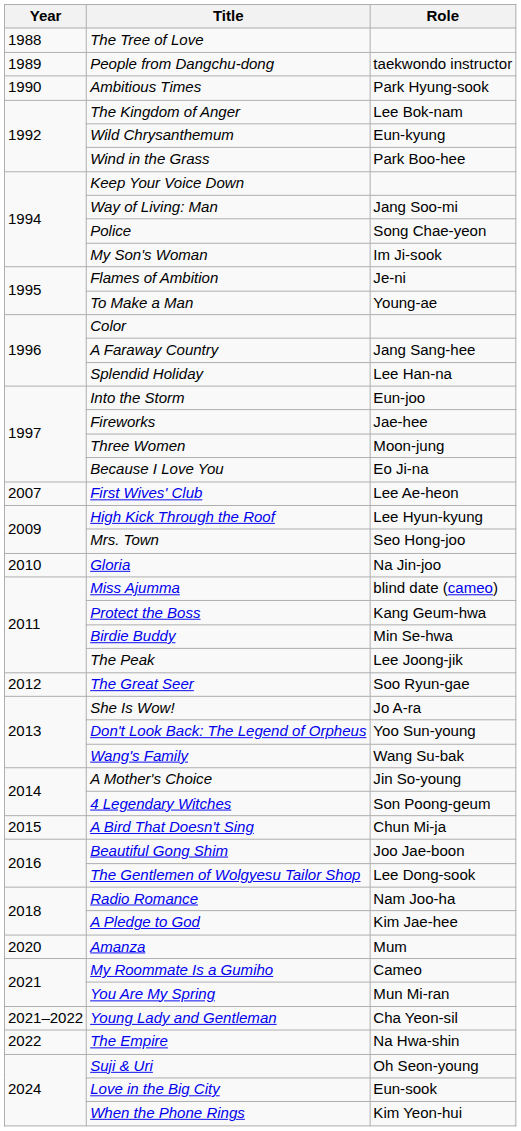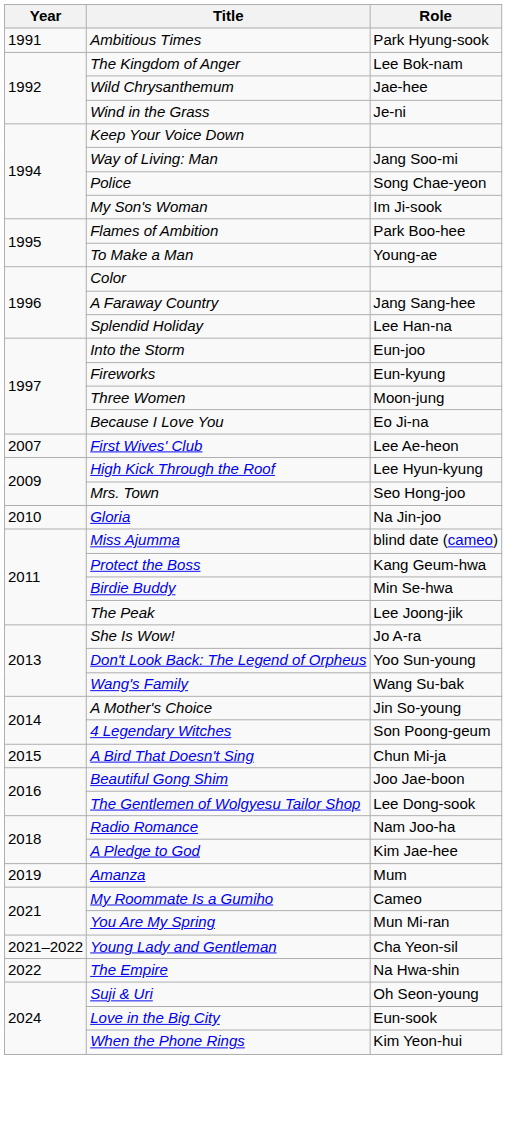- row: (147, 40)
- row: (182, 64)
(25, 87) 1990 -> (25, 40) 1991
(409, 135) Eun-kyung -> (401, 87) Jae-hee
(419, 159) Park Boo-hee -> (390, 111) Je-ni
(390, 278) Je-ni -> (419, 231) Park Boo-hee
(401, 421) Jae-hee -> (409, 374) Eun-kyung
- row: (142, 684)
(25, 946) 2020 -> (25, 875) 2019
